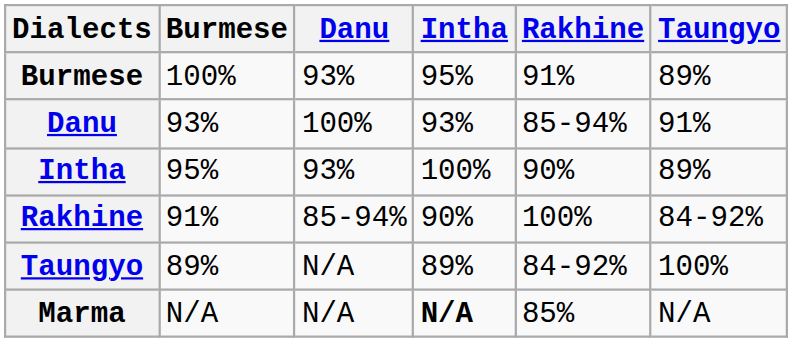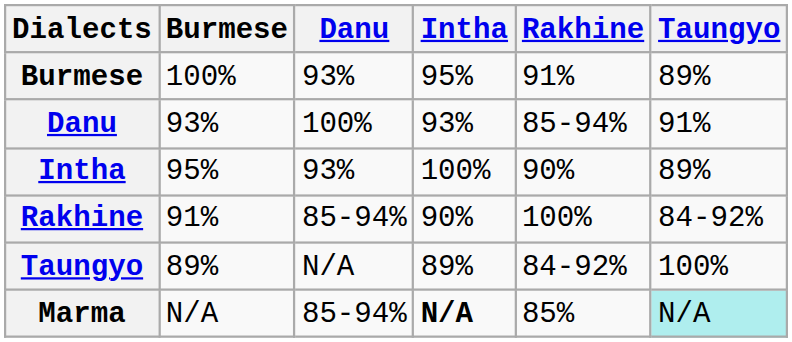(328, 314) N/A -> (354, 314) 85-94%
(684, 314) no background -> (684, 314) paleturquoise background
